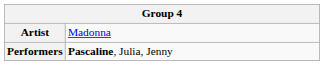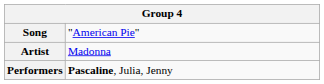+ row: (35, 33)
